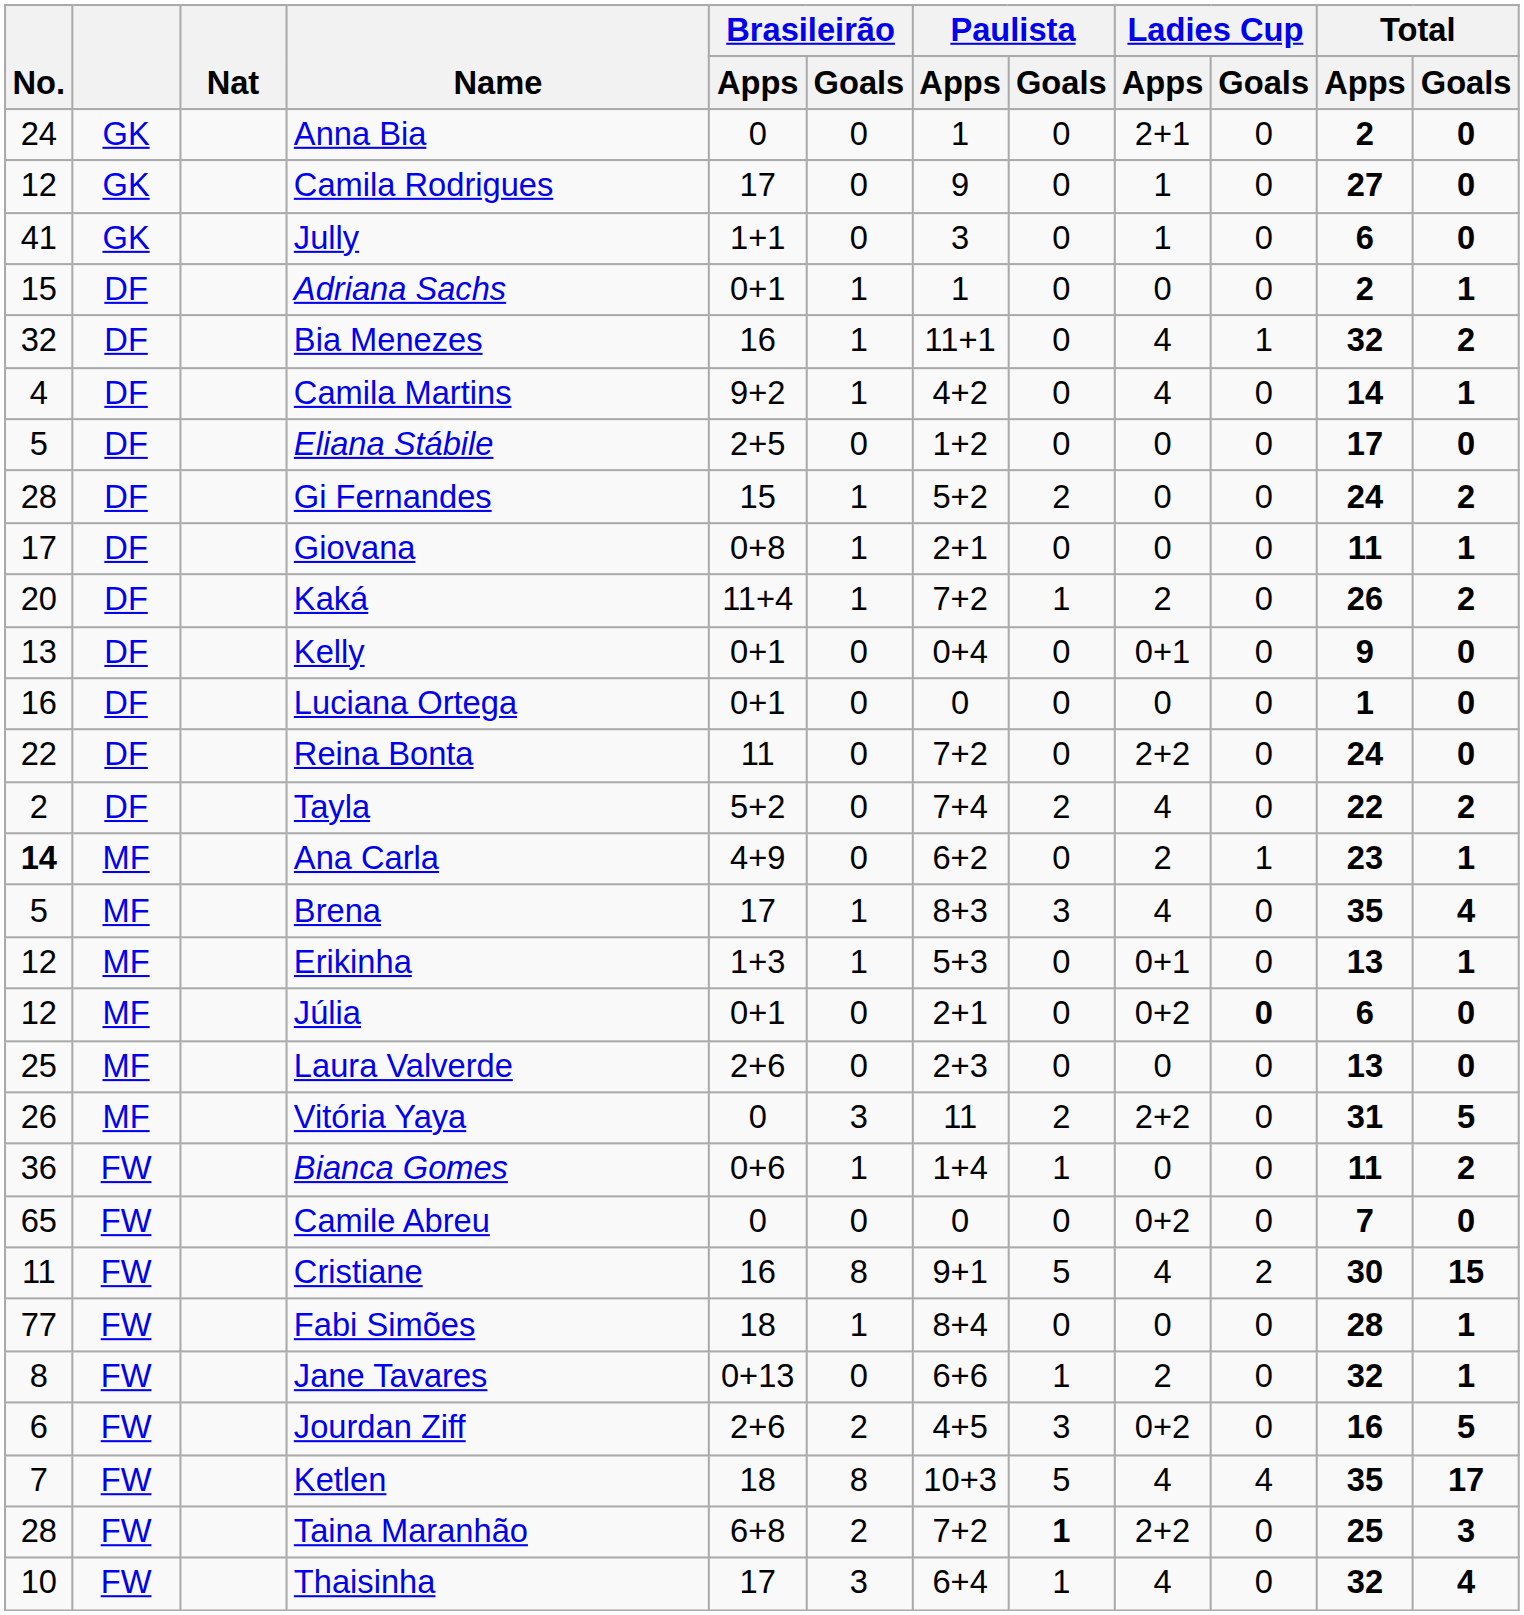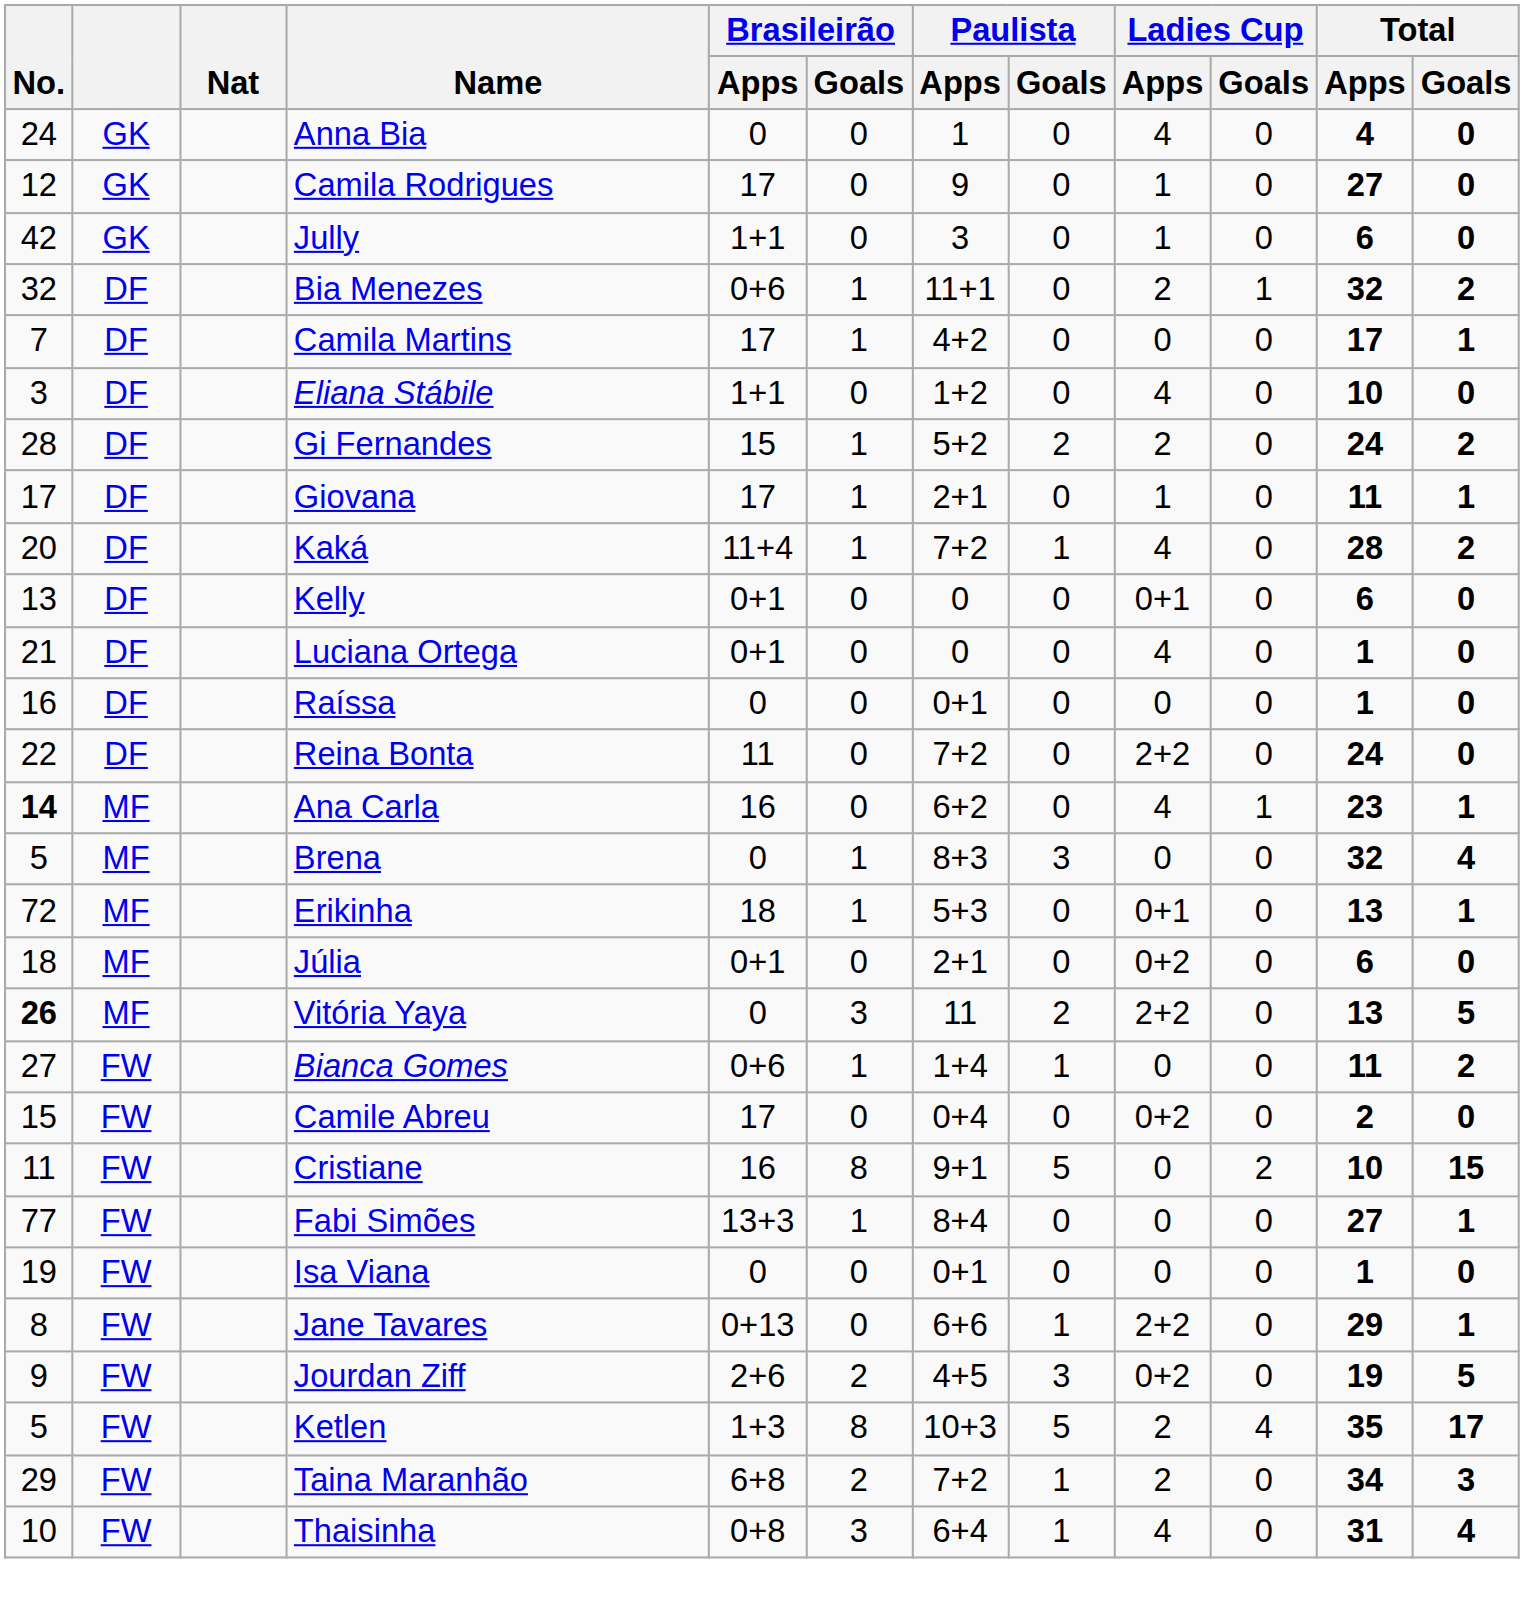(1163, 133) 2+1 -> (1163, 133) 4
(1365, 133) 2 -> (1365, 133) 4
(39, 237) 41 -> (39, 237) 42
- row: (400, 289)
(758, 340) 16 -> (758, 289) 0+6
(1163, 340) 4 -> (1163, 289) 2
(39, 392) 4 -> (39, 340) 7
(758, 392) 9+2 -> (758, 340) 17
(1163, 392) 4 -> (1163, 340) 0
(1365, 392) 14 -> (1365, 340) 17
(39, 444) 5 -> (39, 392) 3
(758, 444) 2+5 -> (758, 392) 1+1
(1163, 444) 0 -> (1163, 392) 4
(1365, 444) 17 -> (1365, 392) 10
(1163, 496) 0 -> (1163, 444) 2
(758, 548) 0+8 -> (758, 496) 17
(1163, 548) 0 -> (1163, 496) 1
(1163, 599) 2 -> (1163, 548) 4
(1365, 599) 26 -> (1365, 548) 28
(960, 651) 0+4 -> (960, 599) 0
(1365, 651) 9 -> (1365, 599) 6
(39, 703) 16 -> (39, 651) 21
(1163, 703) 0 -> (1163, 651) 4
+ row: (345, 703)
- row: (332, 806)
(758, 858) 4+9 -> (758, 806) 16
(1163, 858) 2 -> (1163, 806) 4
(758, 910) 17 -> (758, 858) 0
(1163, 910) 4 -> (1163, 858) 0
(1365, 910) 35 -> (1365, 858) 32
(39, 962) 12 -> (39, 910) 72
(758, 962) 1+3 -> (758, 910) 18
(39, 1013) 12 -> (39, 962) 18
(1264, 1013) bold -> (1264, 962) normal
- row: (403, 1065)
(39, 1117) normal -> (39, 1013) bold
(1365, 1117) 31 -> (1365, 1013) 13
(39, 1169) 36 -> (39, 1065) 27
(39, 1220) 65 -> (39, 1117) 15
(758, 1220) 0 -> (758, 1117) 17
(960, 1220) 0 -> (960, 1117) 0+4
(1365, 1220) 7 -> (1365, 1117) 2
(1163, 1272) 4 -> (1163, 1169) 0
(1365, 1272) 30 -> (1365, 1169) 10
(758, 1324) 18 -> (758, 1220) 13+3
(1365, 1324) 28 -> (1365, 1220) 27
+ row: (362, 1272)
(1163, 1376) 2 -> (1163, 1324) 2+2
(1365, 1376) 32 -> (1365, 1324) 29
(39, 1428) 6 -> (39, 1376) 9
(1365, 1428) 16 -> (1365, 1376) 19
(39, 1479) 7 -> (39, 1428) 5
(758, 1479) 18 -> (758, 1428) 1+3
(1163, 1479) 4 -> (1163, 1428) 2
(39, 1531) 28 -> (39, 1479) 29
(1061, 1531) bold -> (1061, 1479) normal
(1163, 1531) 2+2 -> (1163, 1479) 2
(1365, 1531) 25 -> (1365, 1479) 34
(758, 1583) 17 -> (758, 1531) 0+8
(1365, 1583) 32 -> (1365, 1531) 31
